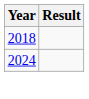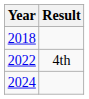+ row: (22, 60)
